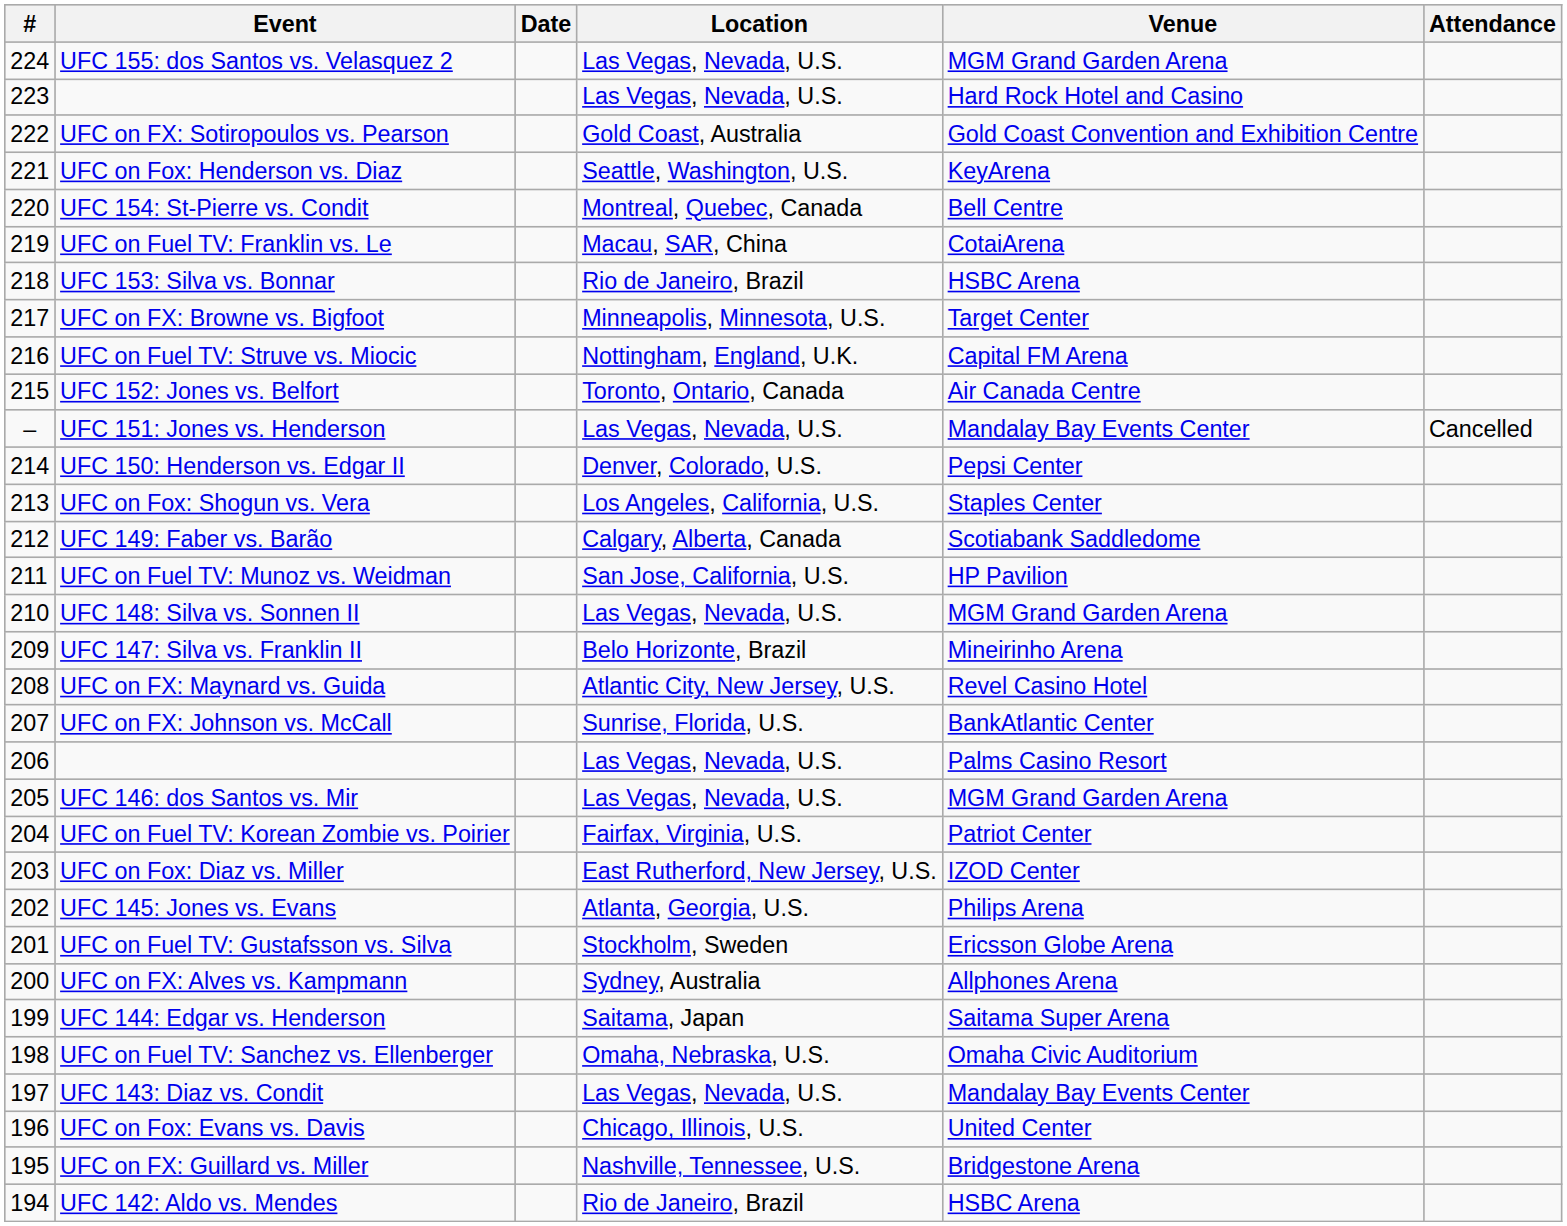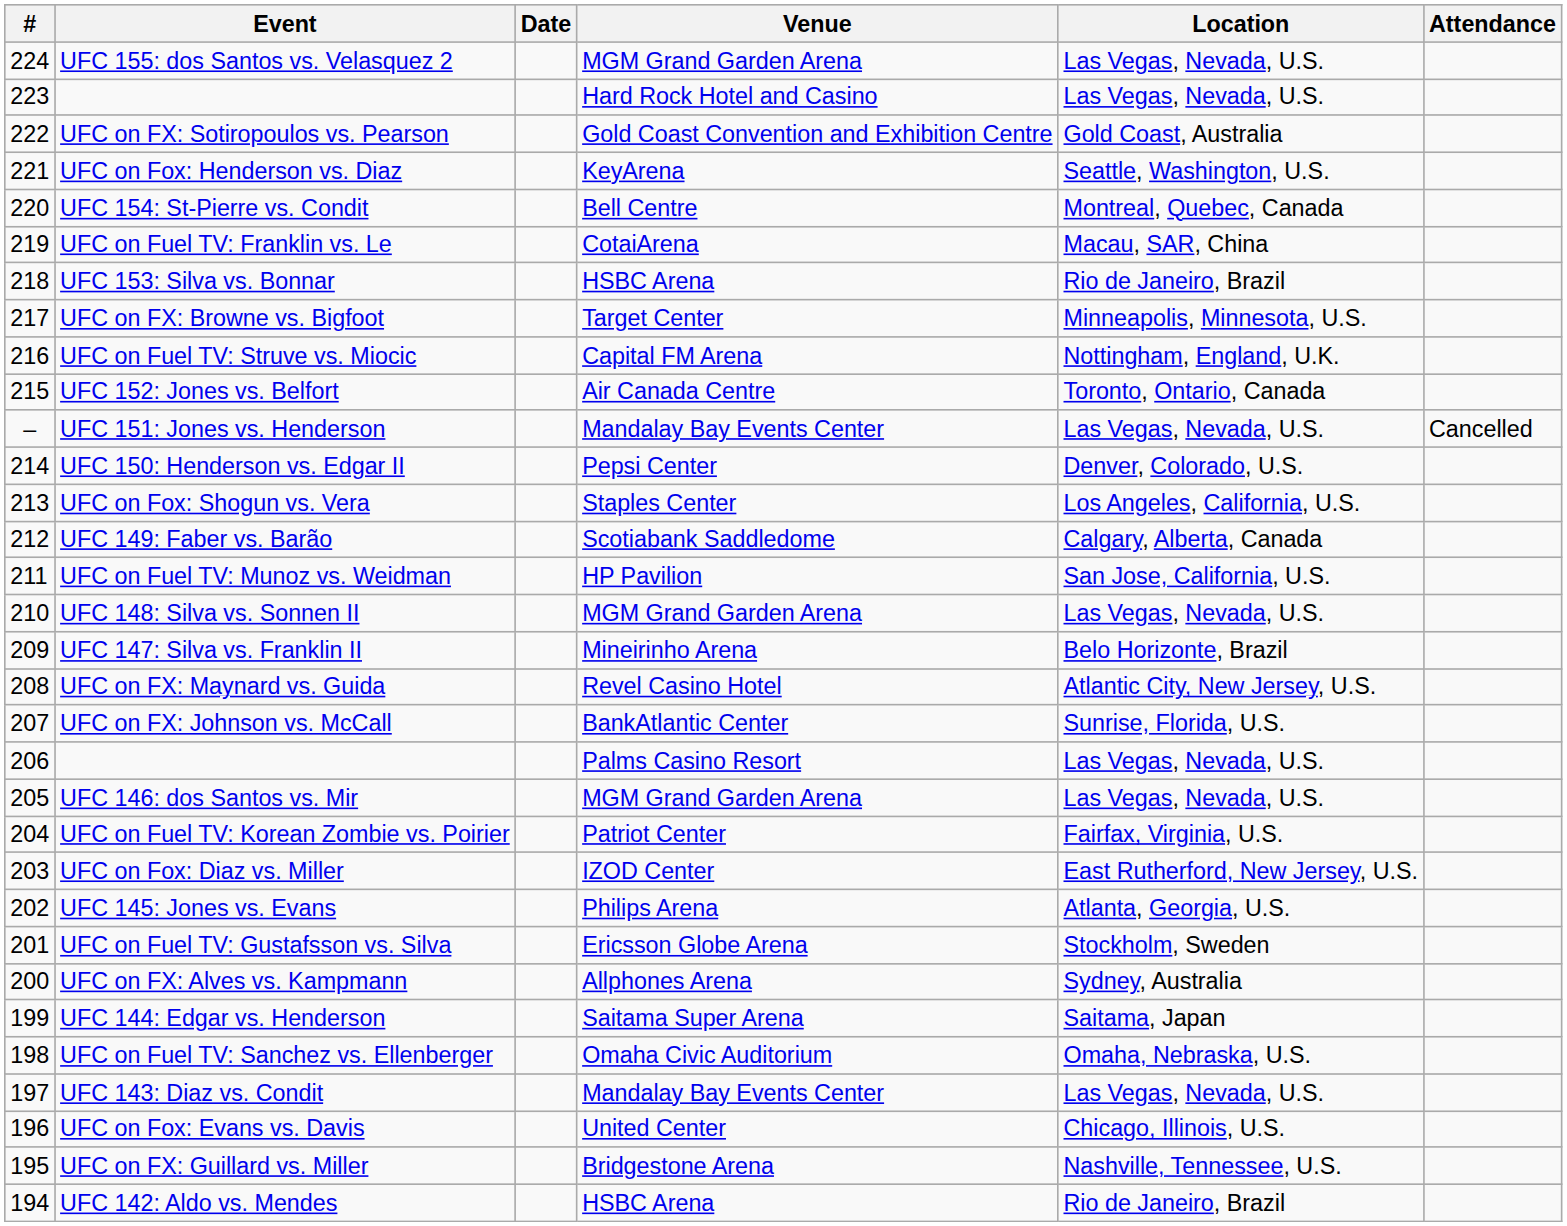columns swapped: (1183, 24) <-> (759, 24)
